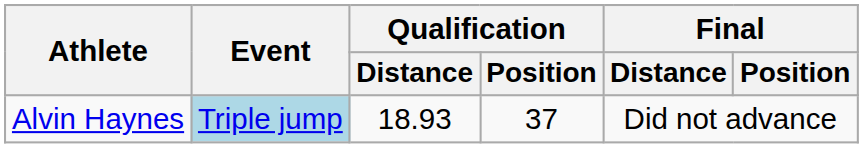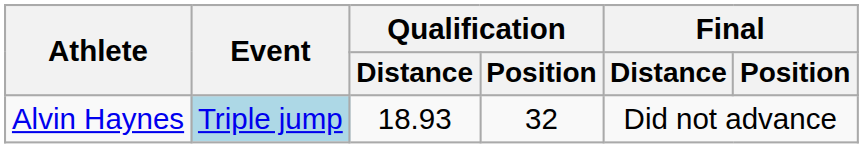(542, 119) 37 -> (542, 119) 32
